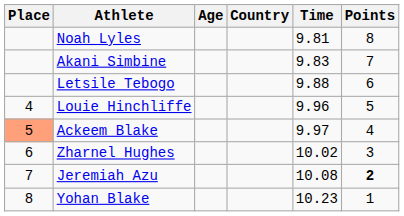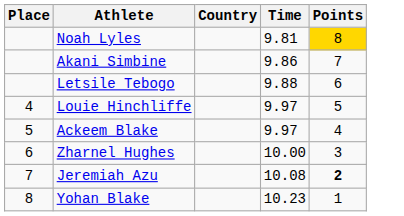- column: (211, 16)
(370, 39) no background -> (338, 39) gold background
(313, 62) 9.83 -> (281, 62) 9.86
(313, 108) 9.96 -> (281, 108) 9.97
(29, 130) lightsalmon background -> (29, 130) no background
(317, 153) 10.02 -> (285, 153) 10.00
